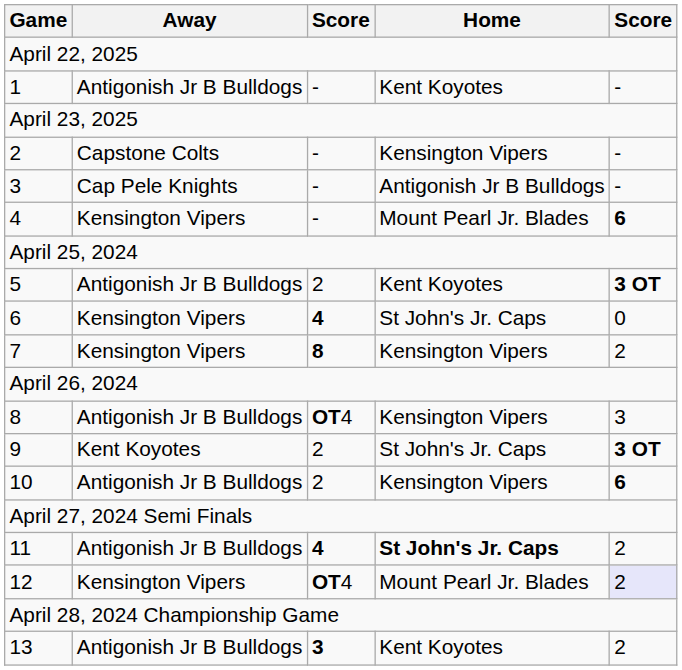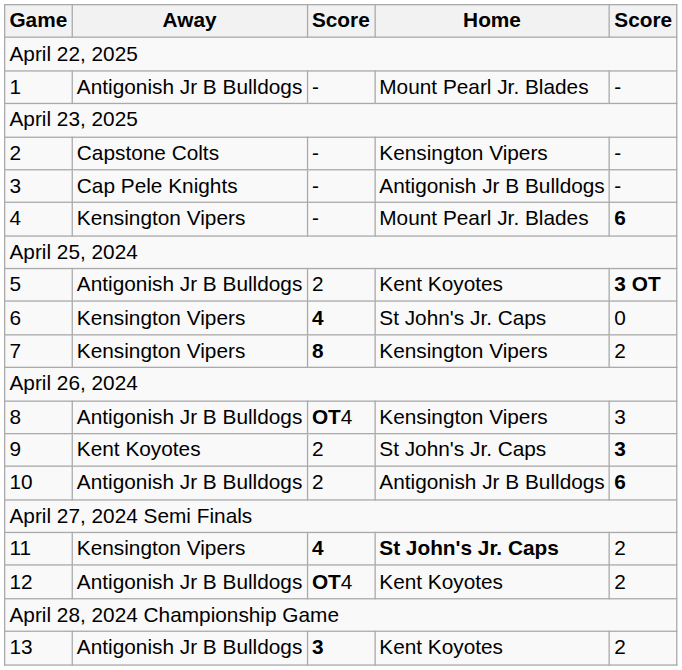(441, 86) Kent Koyotes -> (484, 86) Mount Pearl Jr. Blades
(637, 449) 3 OT -> (620, 449) 3
(464, 482) Kensington Vipers -> (492, 482) Antigonish Jr B Bulldogs
(190, 548) Antigonish Jr B Bulldogs -> (161, 548) Kensington Vipers
(161, 581) Kensington Vipers -> (190, 581) Antigonish Jr B Bulldogs
(484, 581) Mount Pearl Jr. Blades -> (441, 581) Kent Koyotes
(620, 581) lavender background -> (620, 581) no background
